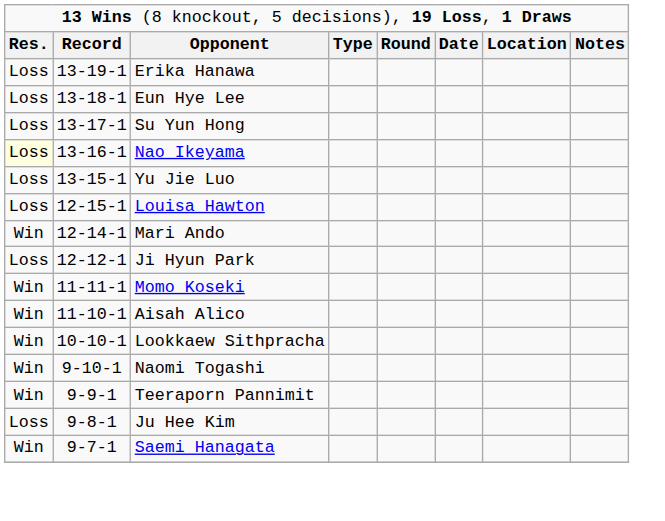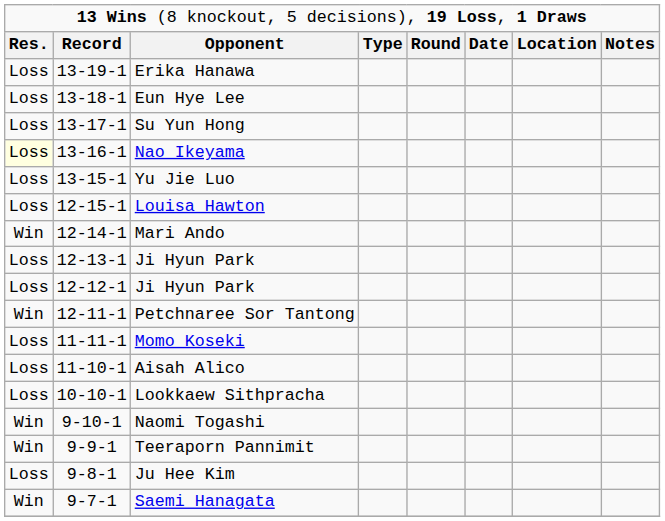+ row: (92, 261)
+ row: (92, 315)
(29, 288) Win -> (29, 341) Loss
(29, 315) Win -> (29, 368) Loss
(29, 341) Win -> (29, 395) Loss
